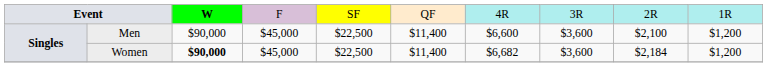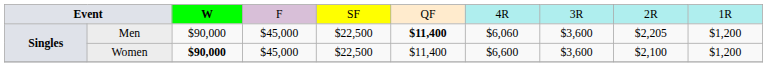(428, 33) normal -> (428, 33) bold
(502, 33) $6,600 -> (502, 33) $6,060
(651, 33) $2,100 -> (651, 33) $2,205
(502, 52) $6,682 -> (502, 52) $6,600
(651, 52) $2,184 -> (651, 52) $2,100
